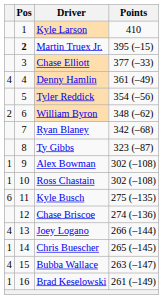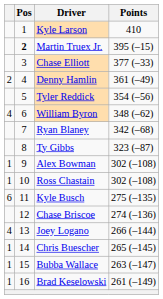(9, 80) 4 -> (9, 80) 2
(9, 113) 2 -> (9, 113) 4
(9, 264) 4 -> (9, 264) 1
